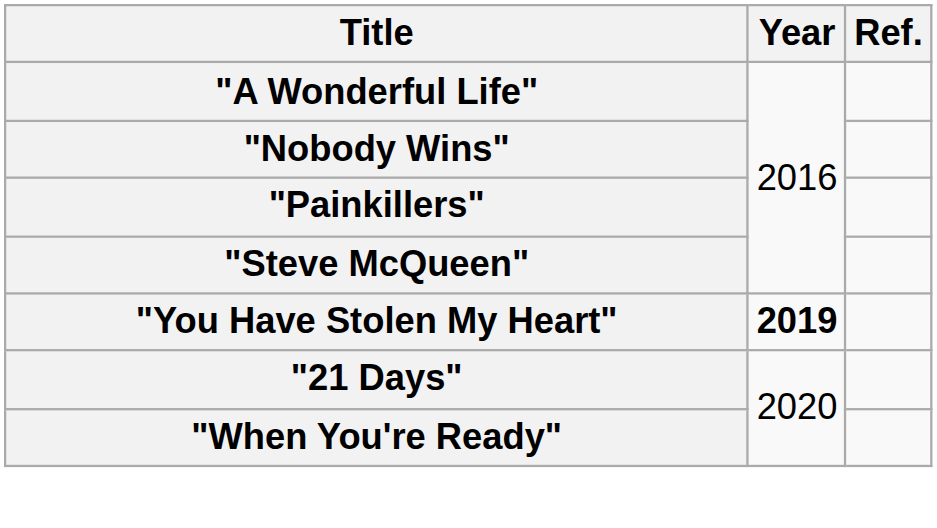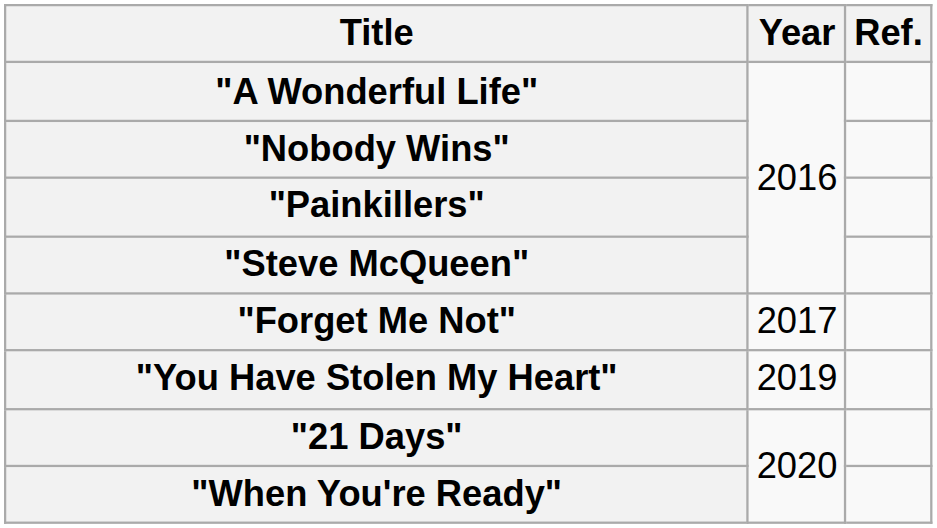+ row: (377, 321)
(797, 321) bold -> (797, 378) normal
